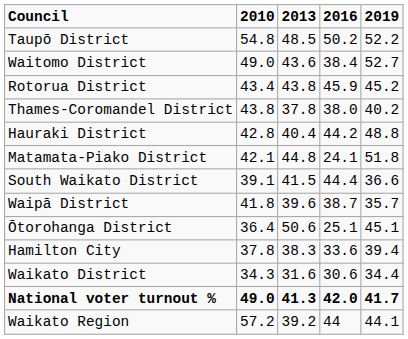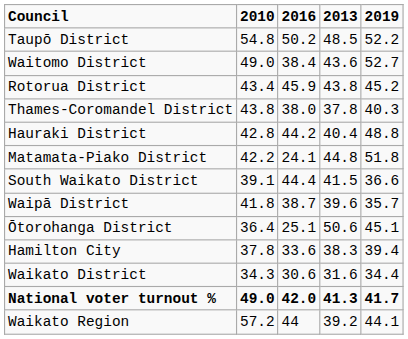columns swapped: (299, 16) <-> (340, 16)
(382, 110) 40.2 -> (382, 110) 40.3
(257, 157) 42.1 -> (257, 157) 42.2
